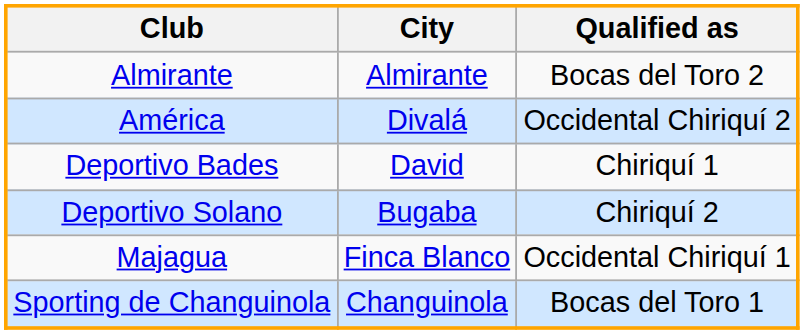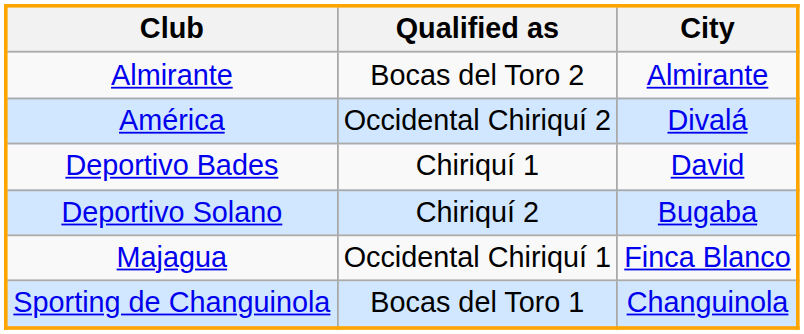columns swapped: (427, 29) <-> (657, 29)
